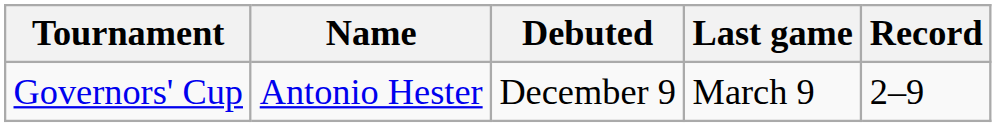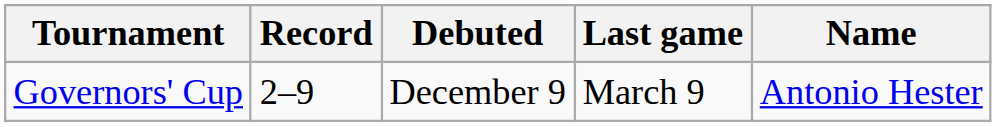columns swapped: (371, 33) <-> (926, 33)
